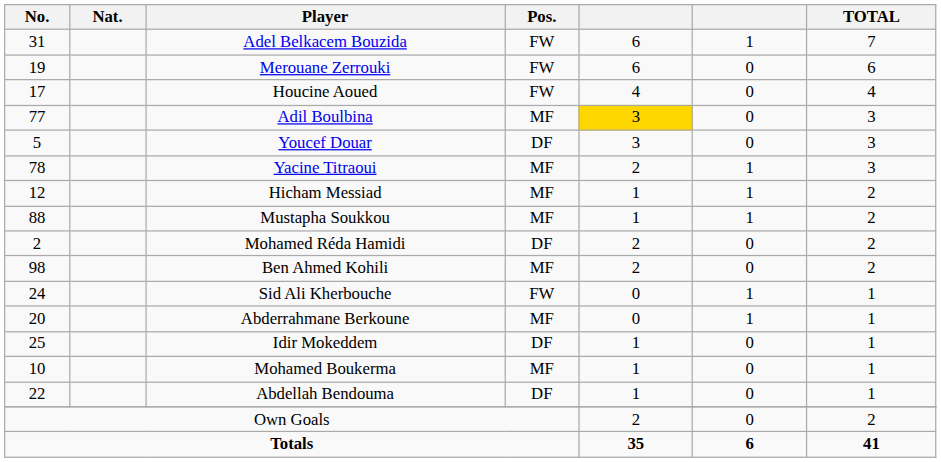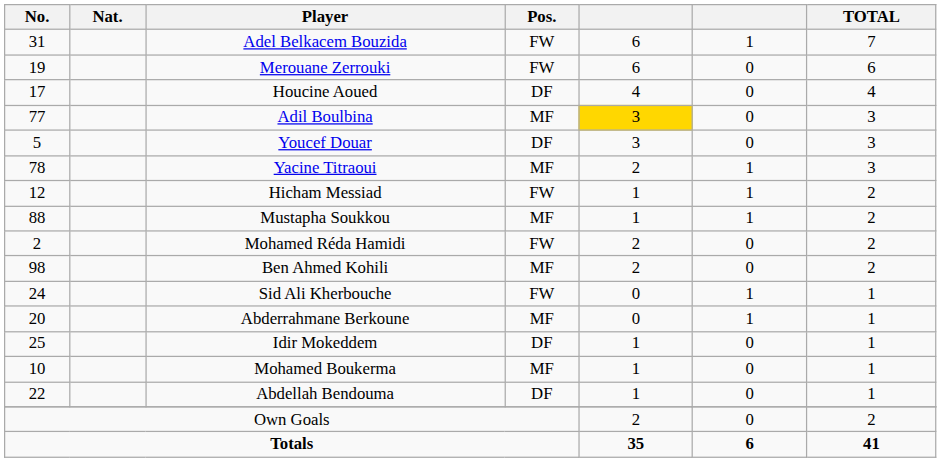(542, 92) FW -> (542, 92) DF
(542, 192) MF -> (542, 192) FW
(542, 242) DF -> (542, 242) FW
